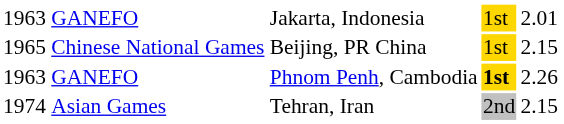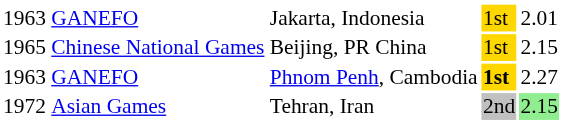(539, 76) 2.26 -> (539, 76) 2.27
(24, 106) 1974 -> (24, 106) 1972
(539, 106) no background -> (539, 106) lightgreen background
